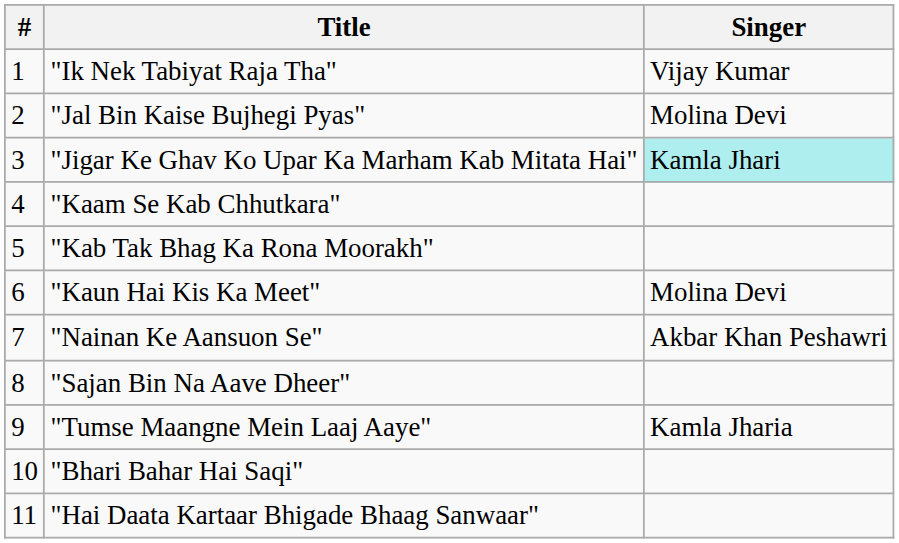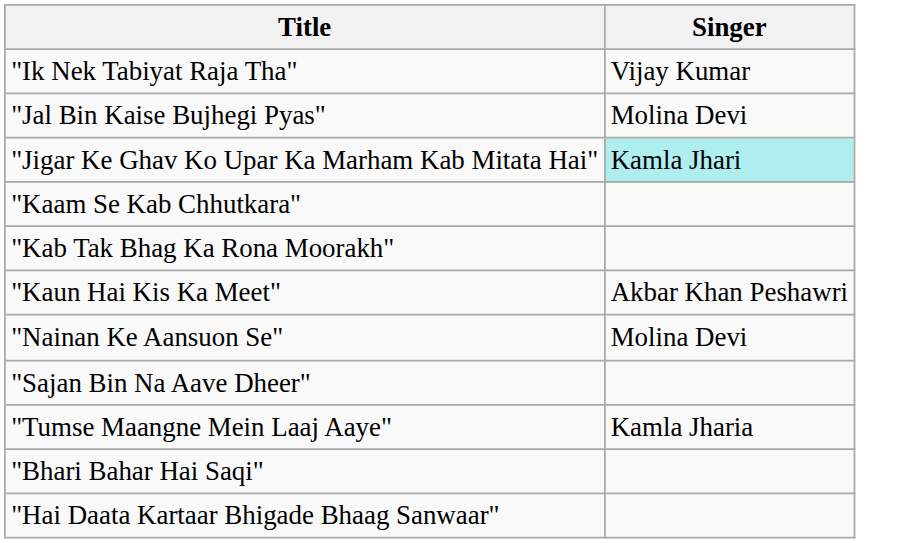- column: (25, 26)
(718, 293) Molina Devi -> (729, 293) Akbar Khan Peshawri
(769, 337) Akbar Khan Peshawri -> (679, 337) Molina Devi
